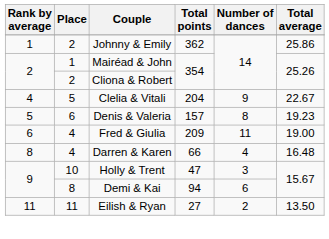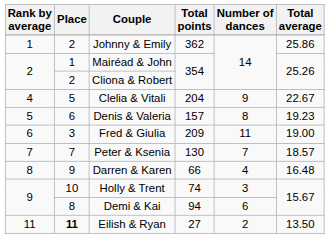(72, 134) 4 -> (72, 134) 3
+ row: (132, 152)
(72, 152) 4 -> (72, 170) 9
(194, 170) 47 -> (194, 188) 74
(72, 206) normal -> (72, 224) bold
